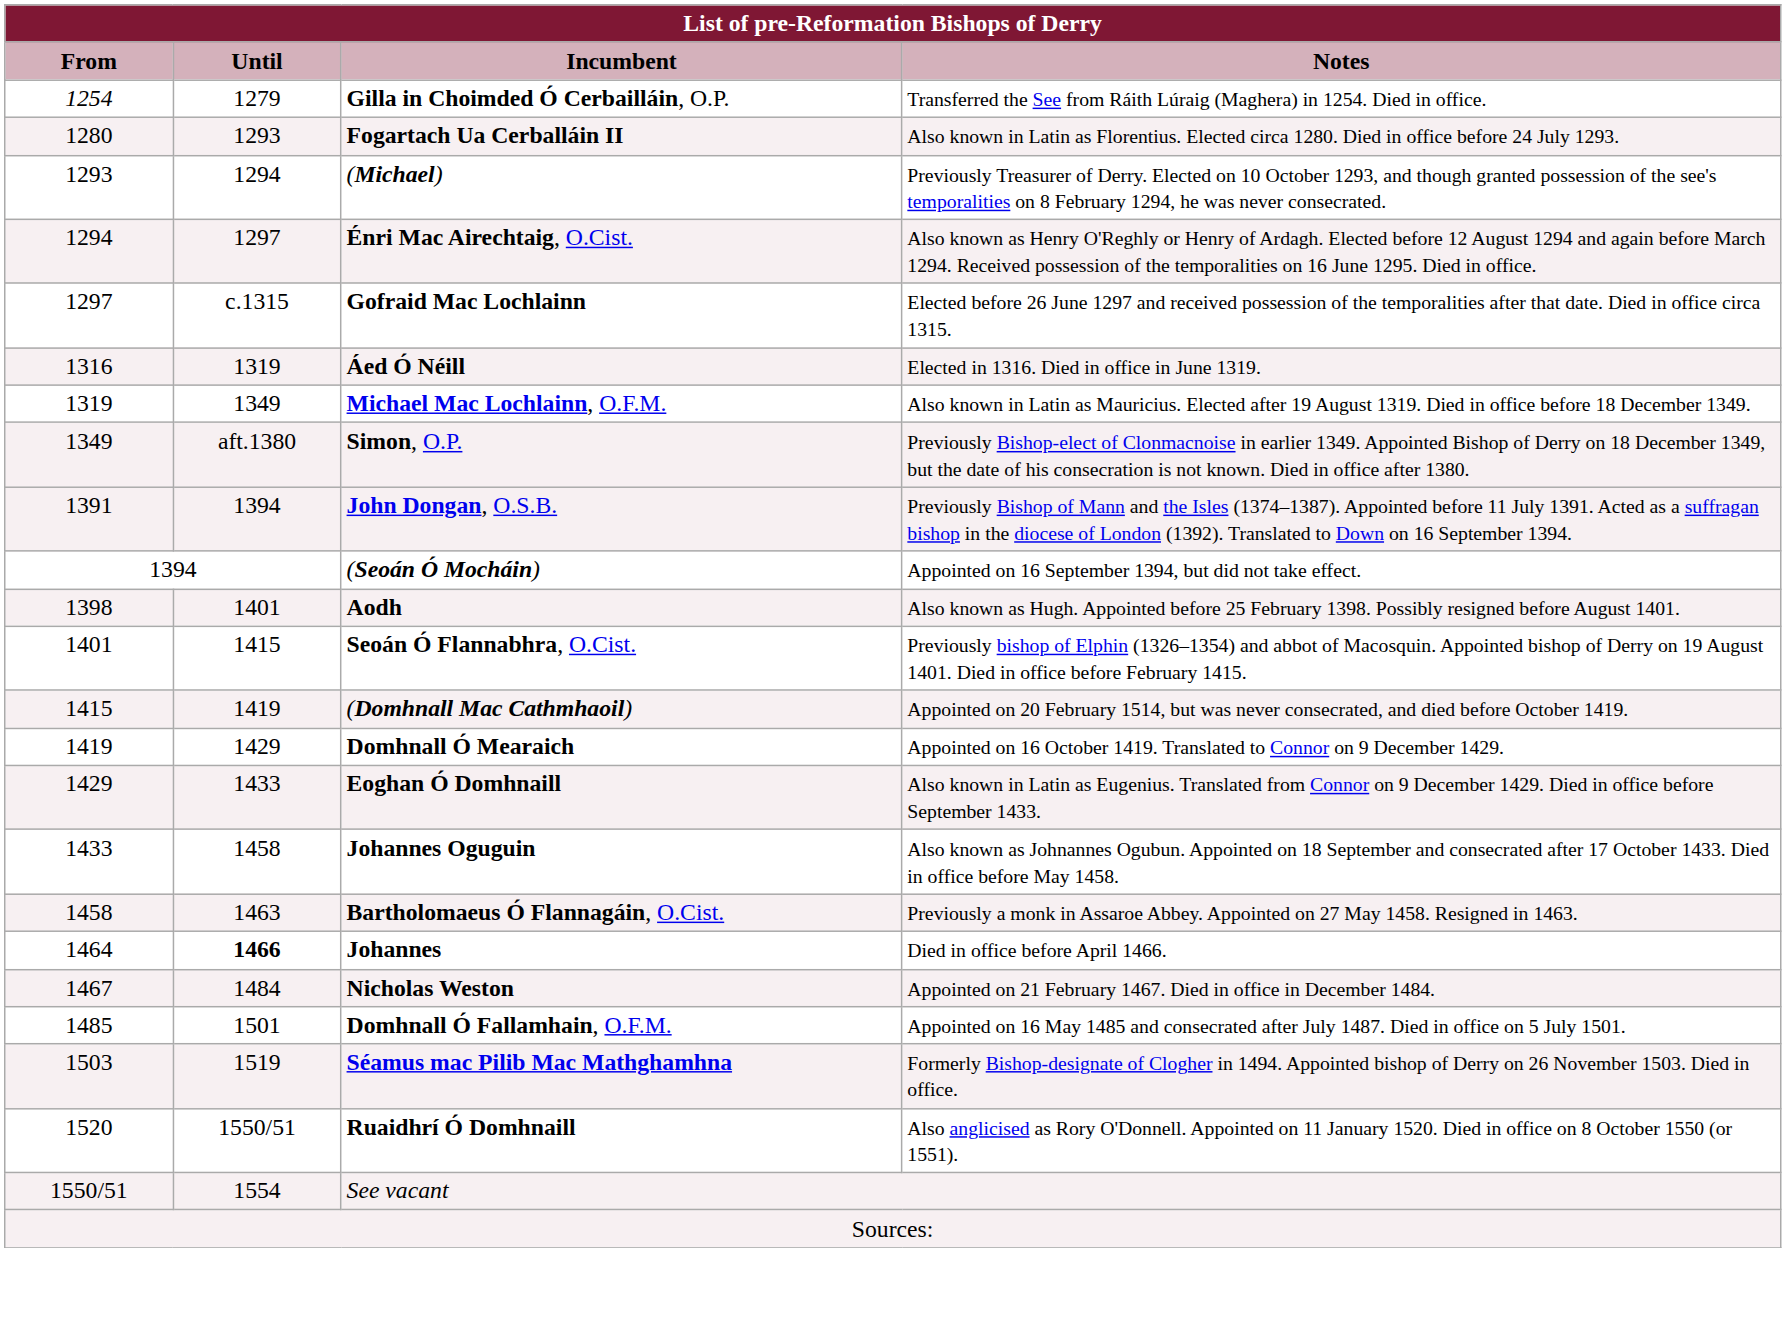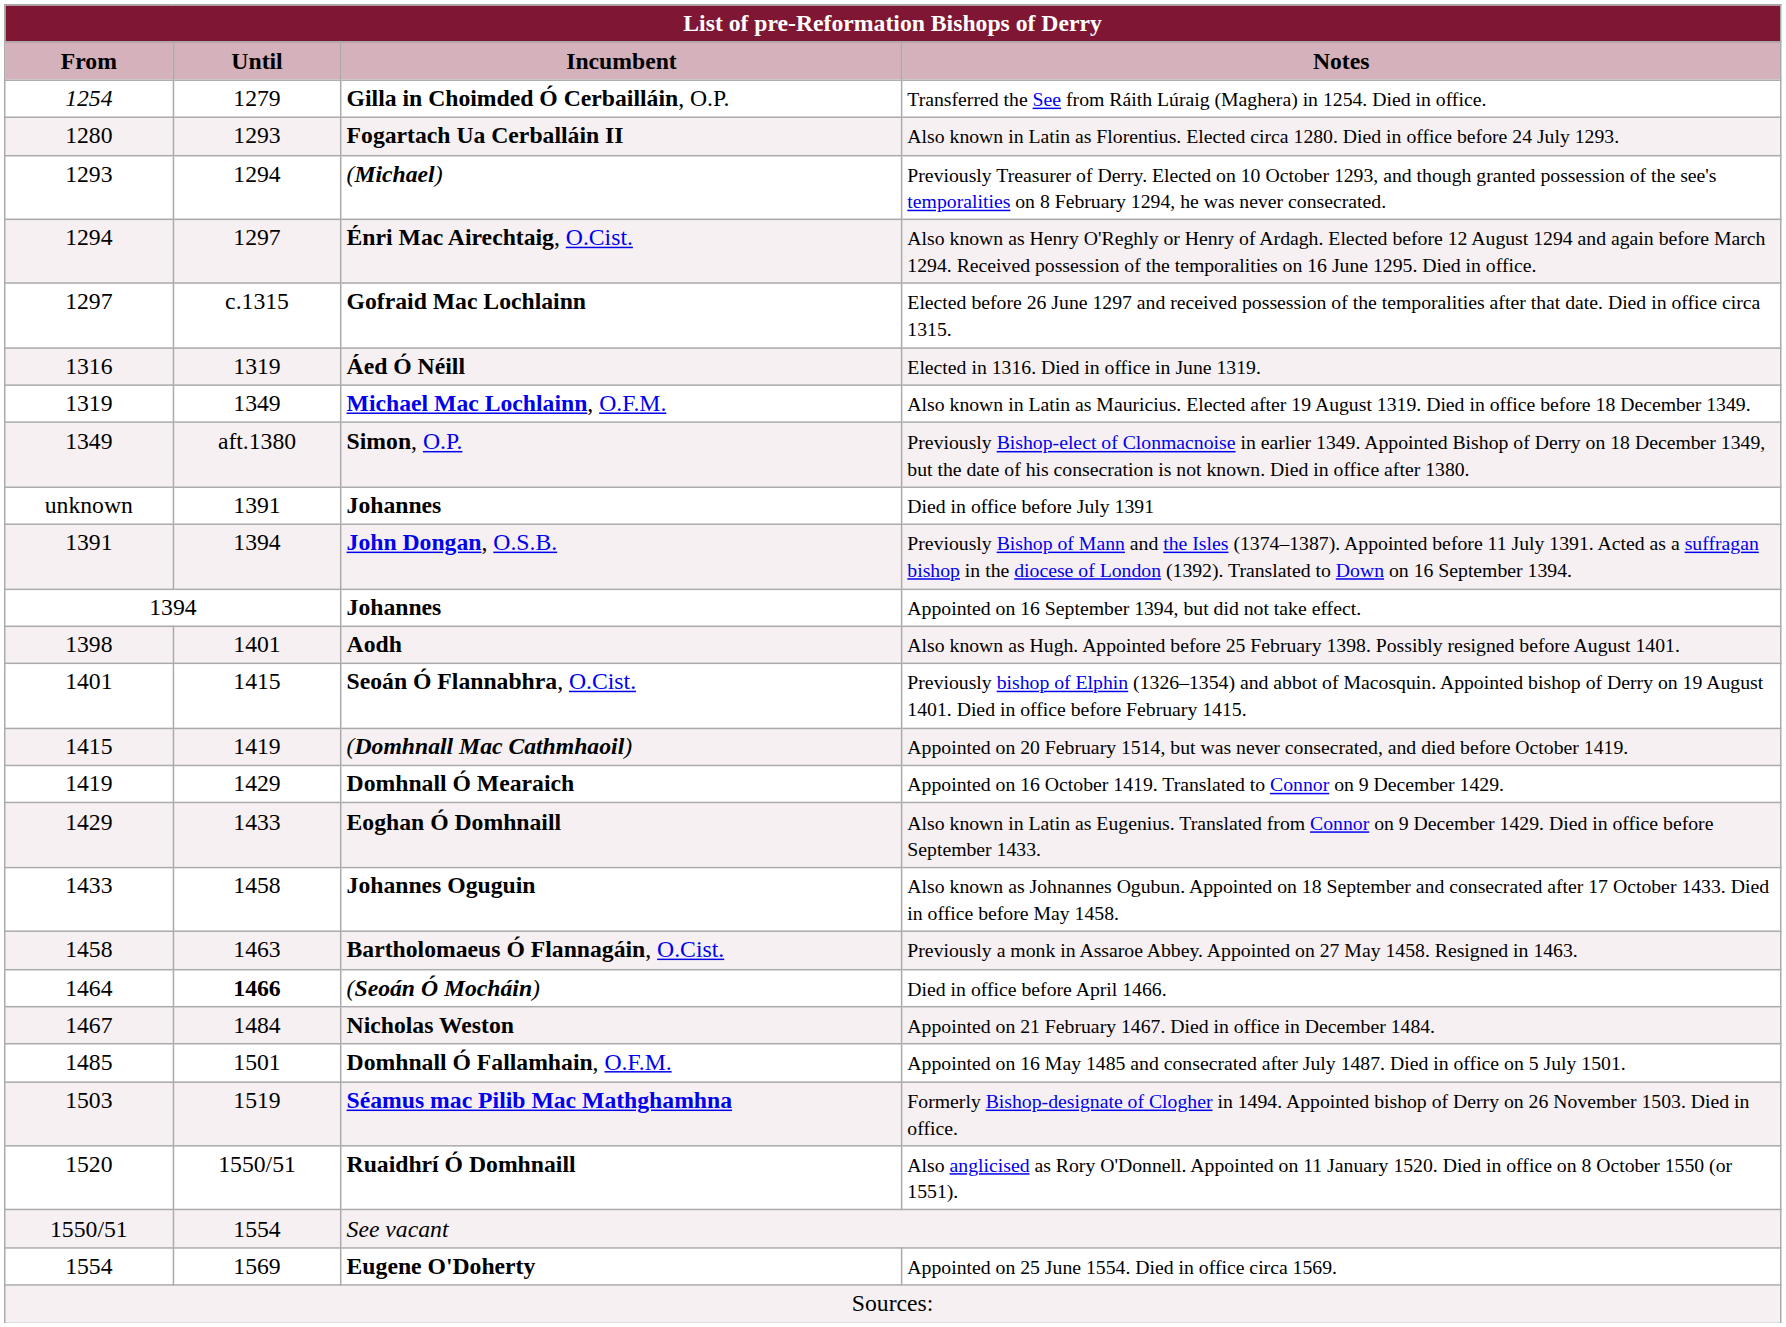+ row: (1031, 506)
(443, 569) (Seoán Ó Mocháin) -> (394, 607) Johannes
(394, 949) Johannes -> (443, 987) (Seoán Ó Mocháin)
+ row: (1122, 1267)
